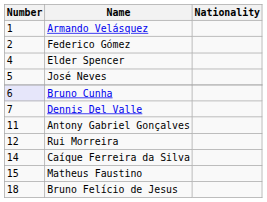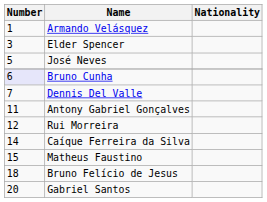- row: (89, 45)
(10, 61) 4 -> (10, 45) 3
+ row: (89, 190)
